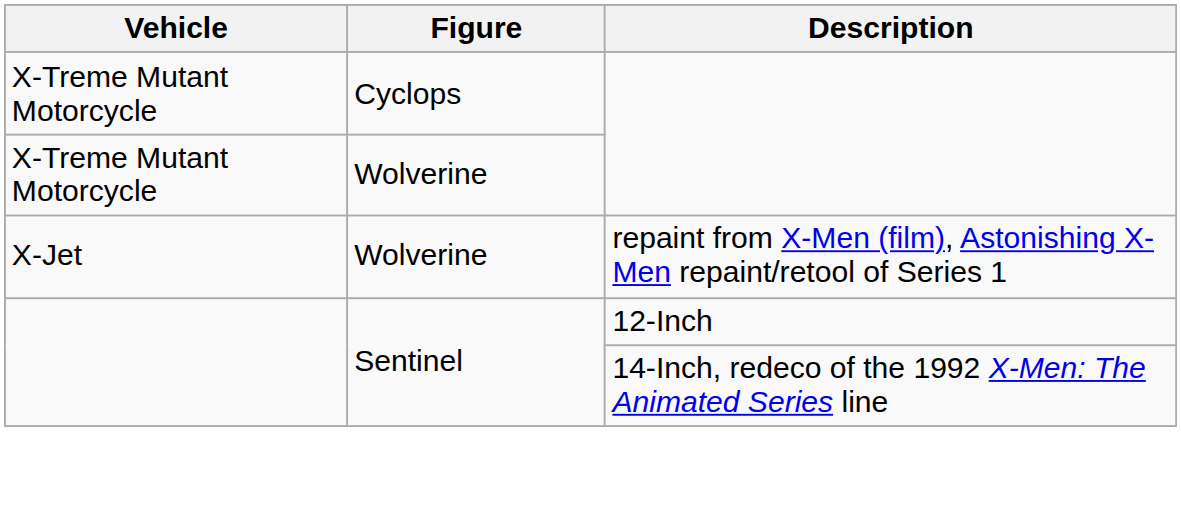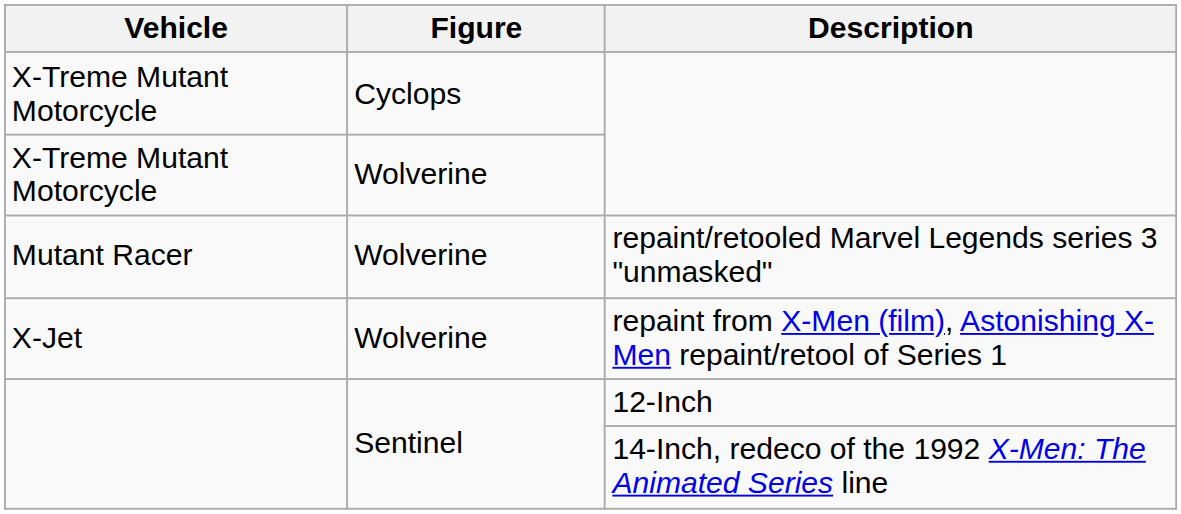+ row: (421, 256)
